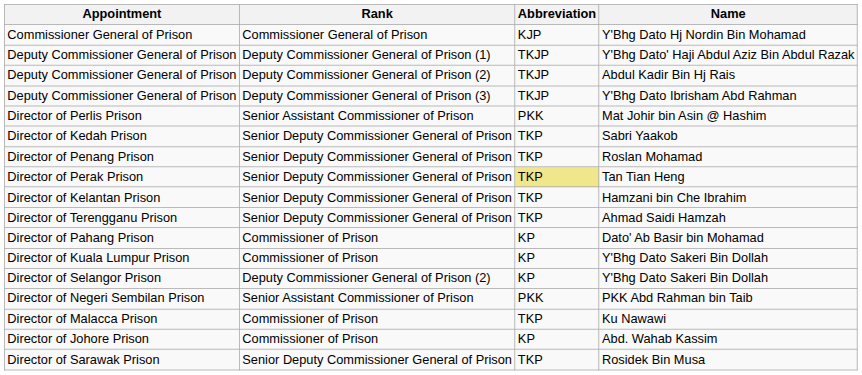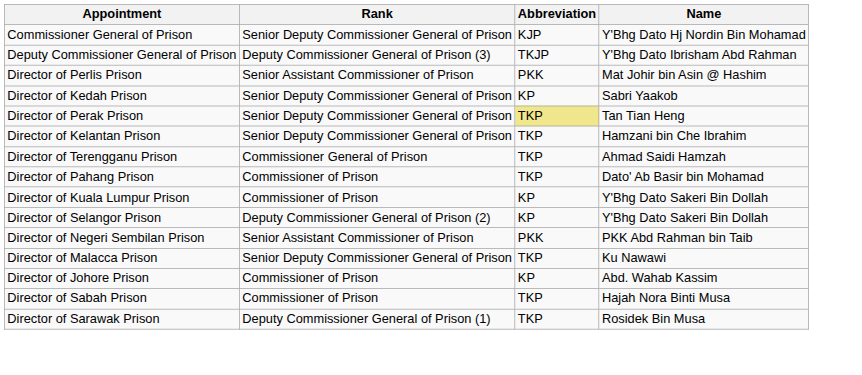(335, 34) Commissioner General of Prison -> (377, 34) Senior Deputy Commissioner General of Prison
- row: (122, 55)
- row: (122, 75)
(530, 136) TKP -> (526, 95) KP
- row: (81, 156)
(377, 217) Senior Deputy Commissioner General of Prison -> (335, 156) Commissioner General of Prison
(526, 237) KP -> (530, 177) TKP
(310, 319) Commissioner of Prison -> (377, 258) Senior Deputy Commissioner General of Prison
+ row: (77, 298)
(377, 359) Senior Deputy Commissioner General of Prison -> (366, 319) Deputy Commissioner General of Prison (1)
